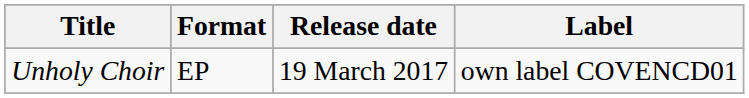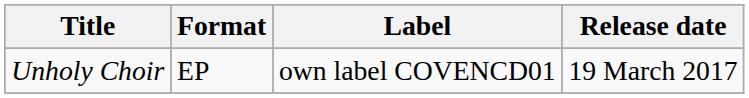columns swapped: (364, 26) <-> (599, 26)
